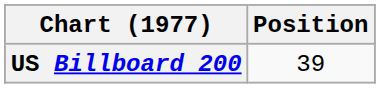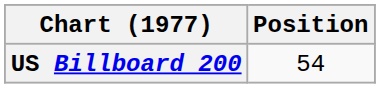(311, 64) 39 -> (311, 64) 54
